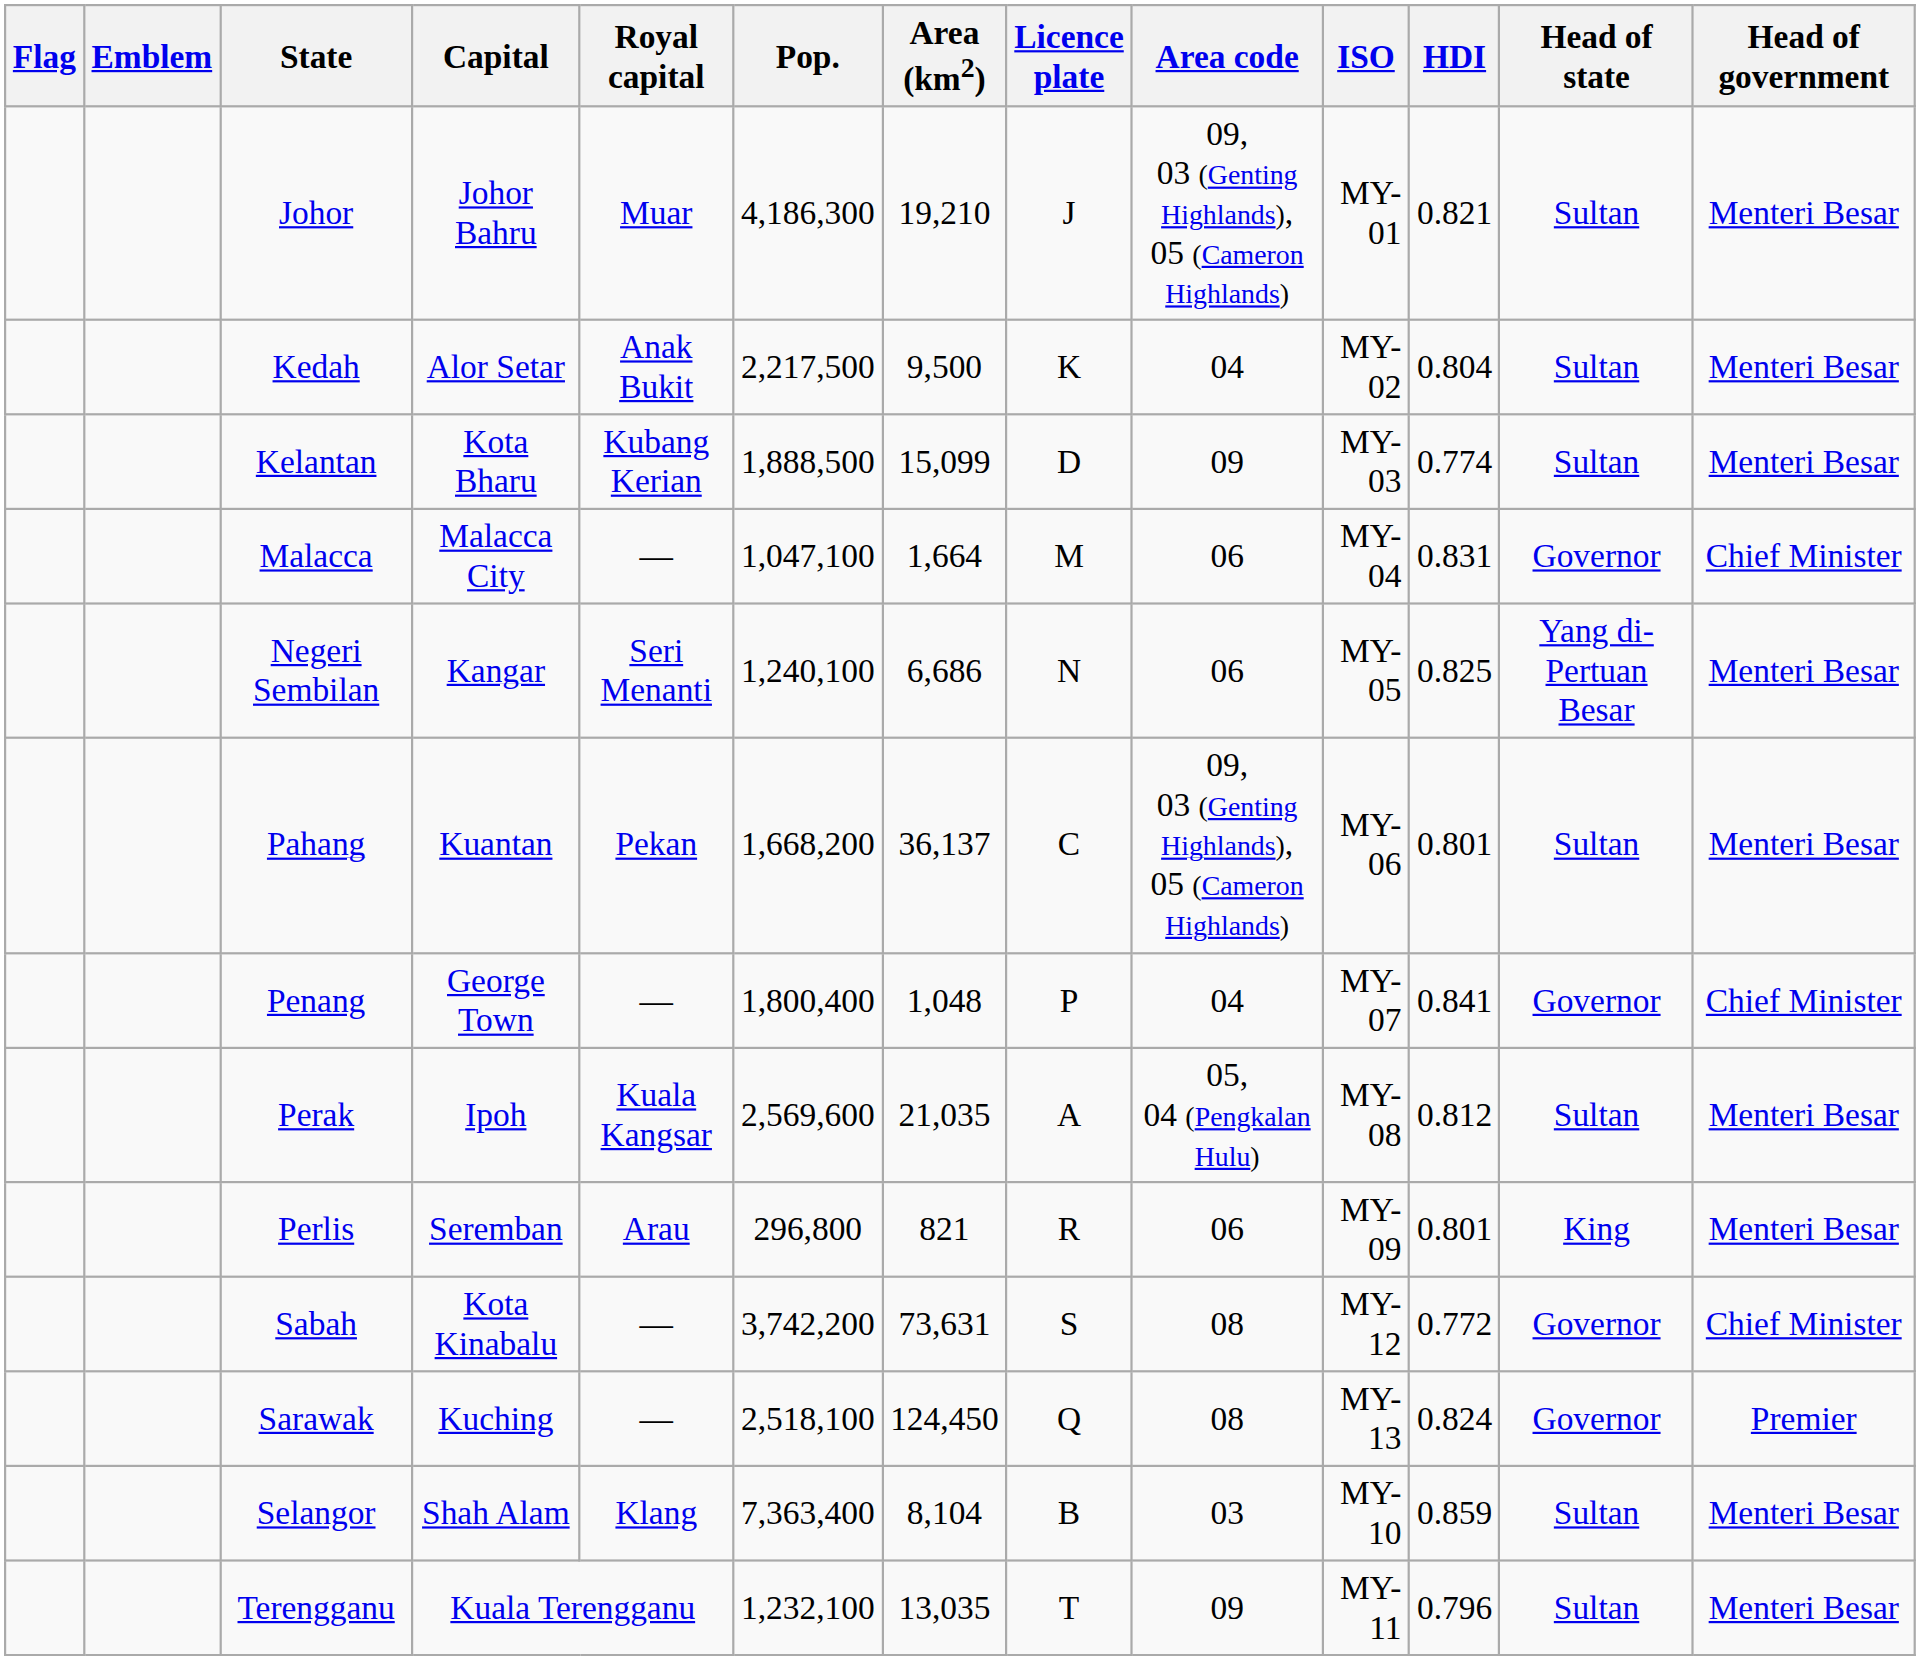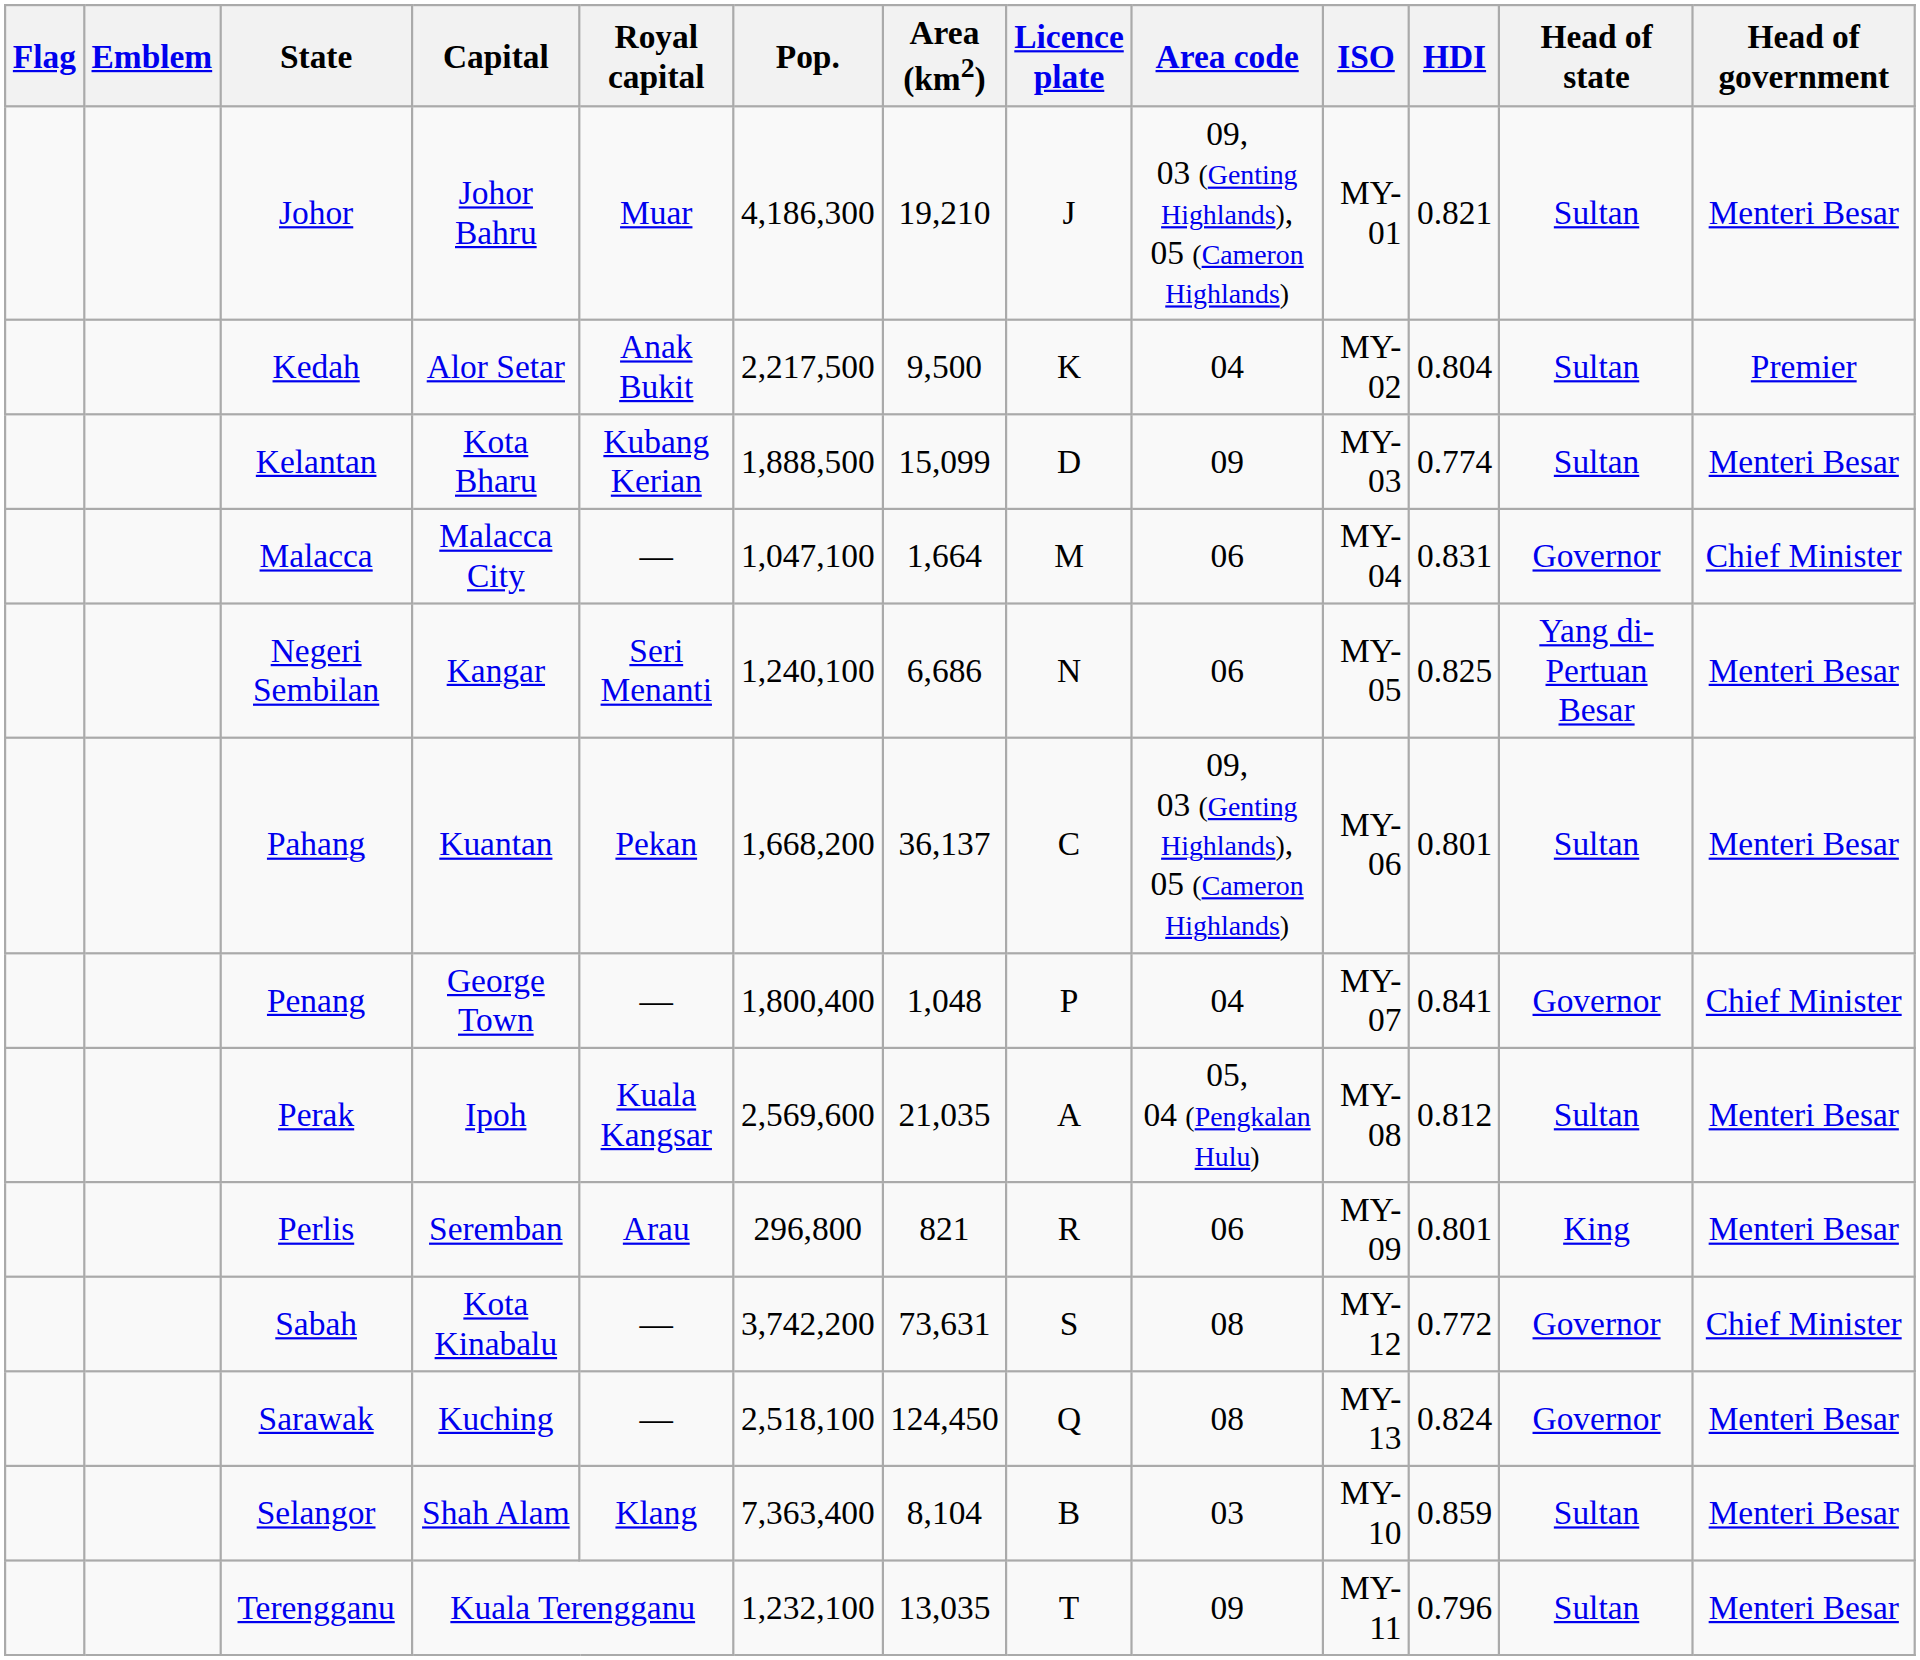(1804, 367) Menteri Besar -> (1804, 367) Premier
(1804, 1417) Premier -> (1804, 1417) Menteri Besar
